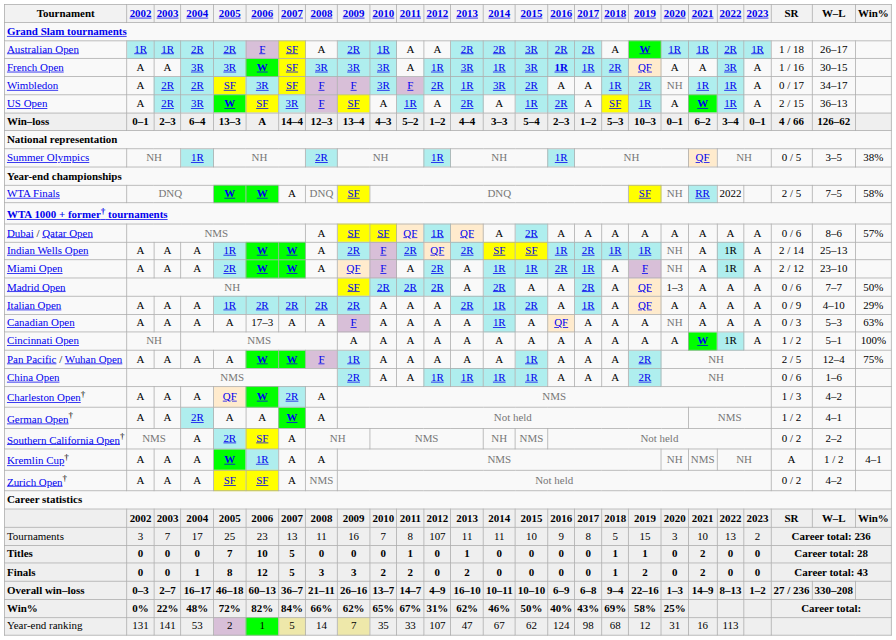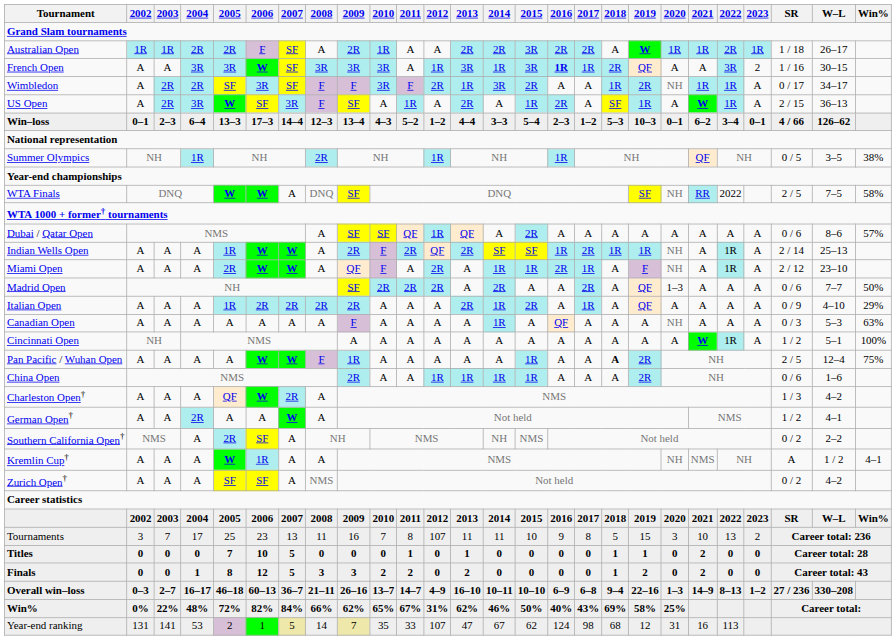(758, 68) A -> (758, 68) 2
(262, 122) A -> (262, 122) 17–3
(262, 323) 17–3 -> (262, 323) A
(615, 359) normal -> (615, 359) bold
